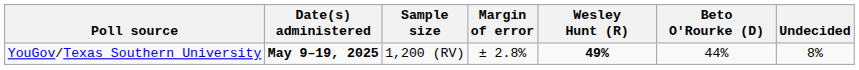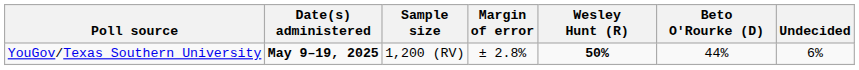(597, 53) 49% -> (597, 53) 50%
(815, 53) 8% -> (815, 53) 6%
